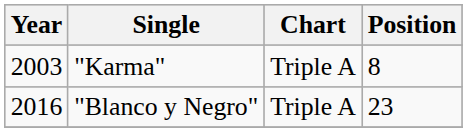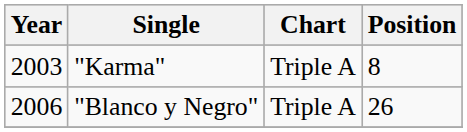(37, 106) 2016 -> (37, 106) 2006
(381, 106) 23 -> (381, 106) 26
